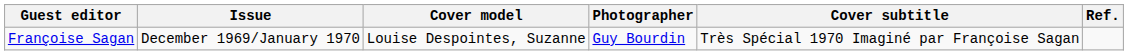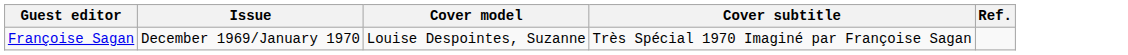- column: (643, 16)
